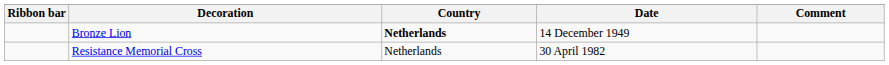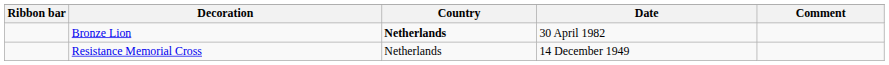(584, 32) 14 December 1949 -> (572, 32) 30 April 1982
(572, 51) 30 April 1982 -> (584, 51) 14 December 1949
